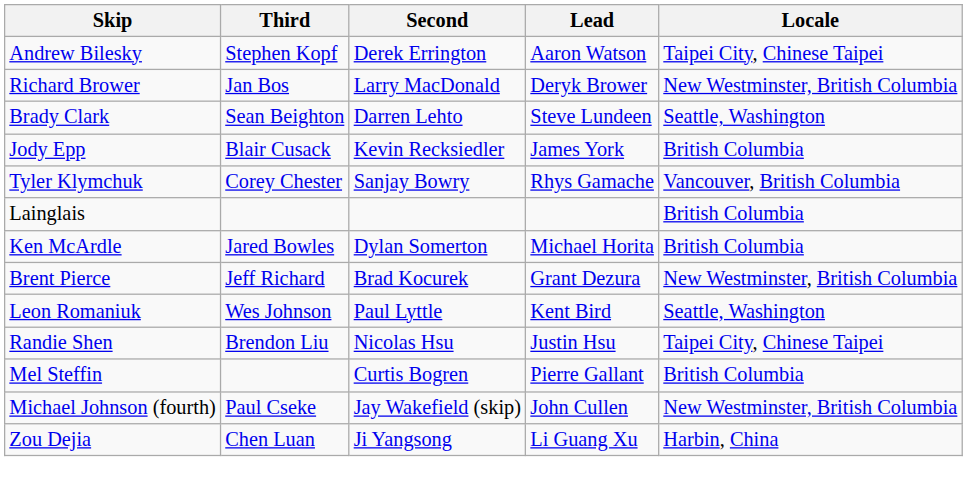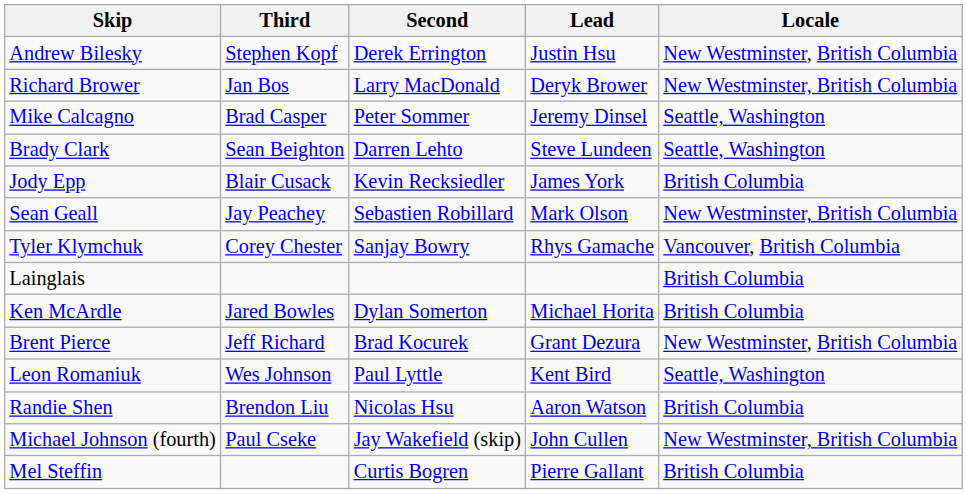(588, 52) Aaron Watson -> (573, 52) Justin Hsu
(773, 52) Taipei City, Chinese Taipei -> (810, 52) New Westminster, British Columbia
+ row: (72, 117)
+ row: (54, 213)
(573, 342) Justin Hsu -> (588, 407) Aaron Watson
(773, 342) Taipei City, Chinese Taipei -> (734, 407) British Columbia
rows swapped: (56, 375) <-> (113, 407)
- row: (50, 439)
